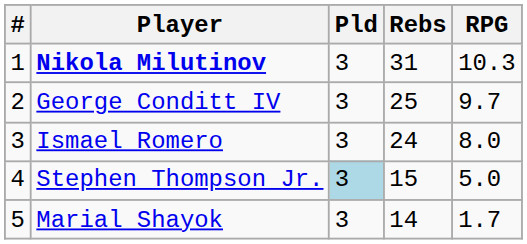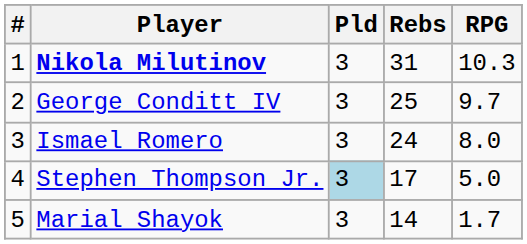(404, 180) 15 -> (404, 180) 17
